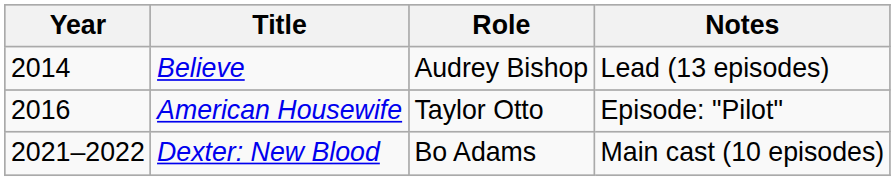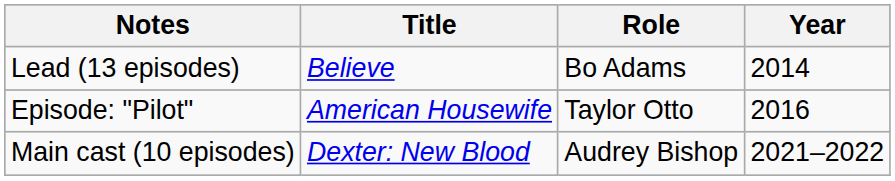columns swapped: (78, 25) <-> (742, 25)
(501, 68) Audrey Bishop -> (625, 68) Bo Adams
(475, 152) Bo Adams -> (651, 152) Audrey Bishop
